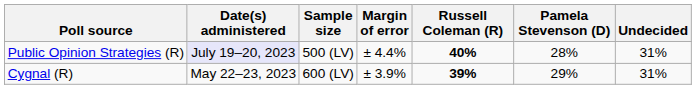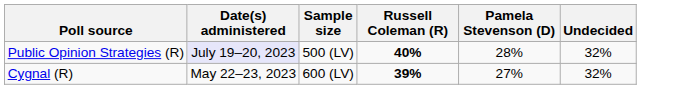- column: (385, 23)
(653, 52) 31% -> (598, 52) 32%
(564, 74) 29% -> (509, 74) 27%
(653, 74) 31% -> (598, 74) 32%
